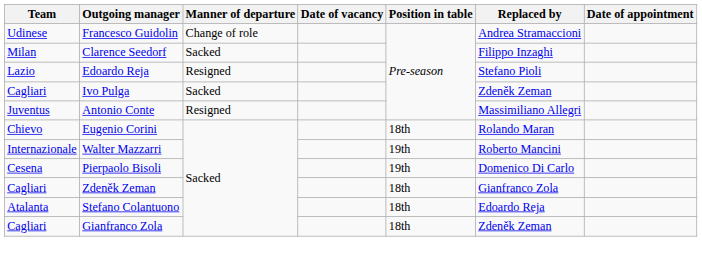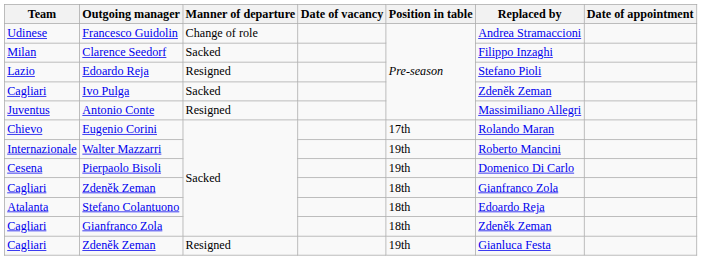(400, 129) 18th -> (400, 129) 17th
+ row: (119, 245)
